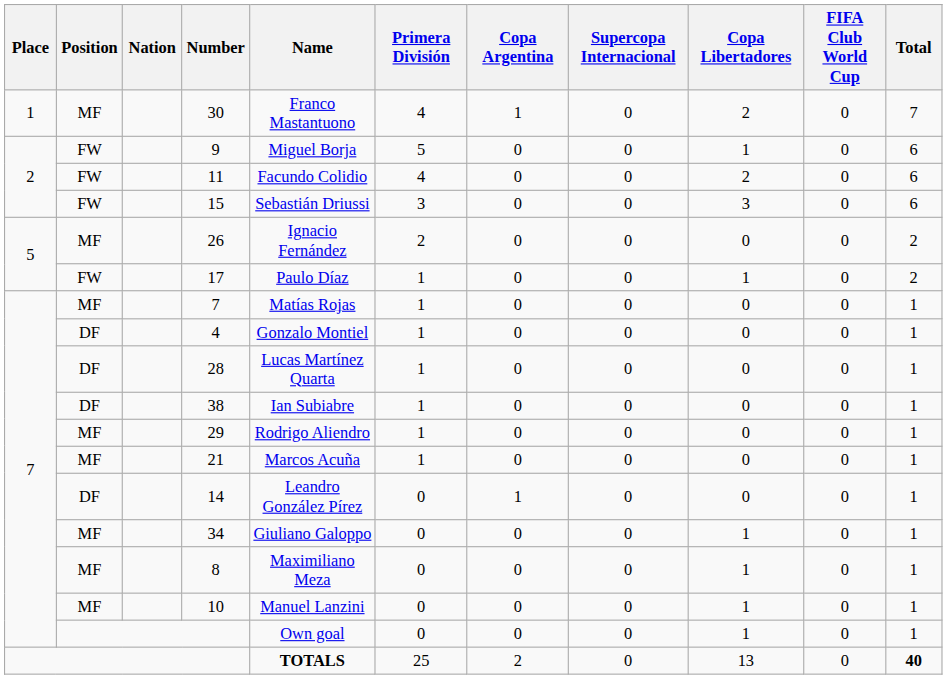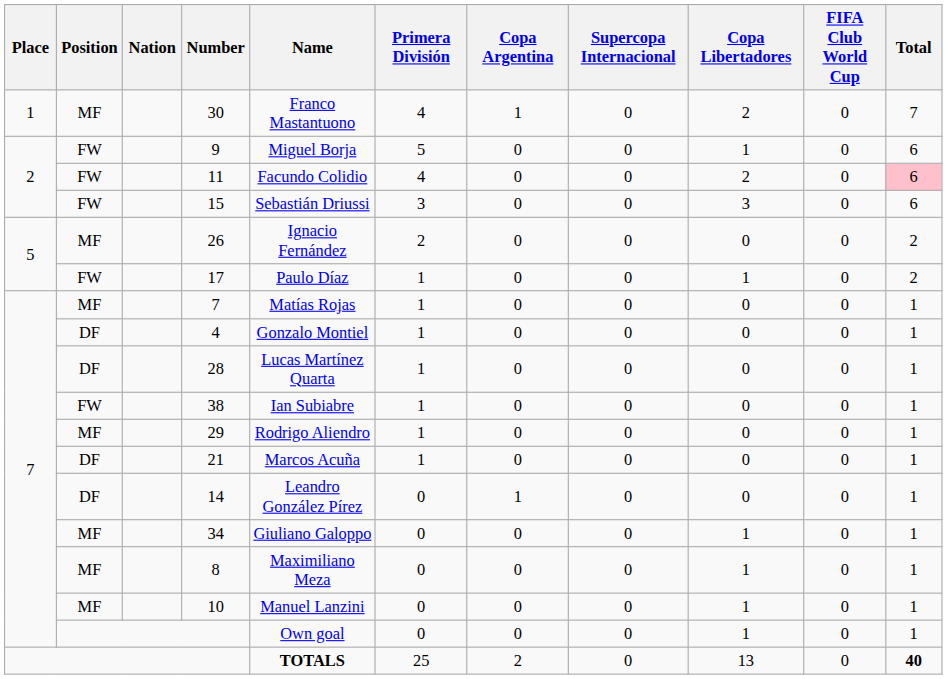(914, 177) no background -> (914, 177) pink background
(89, 405) DF -> (89, 405) FW
(89, 459) MF -> (89, 459) DF
